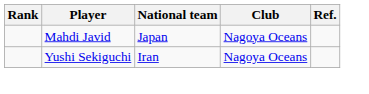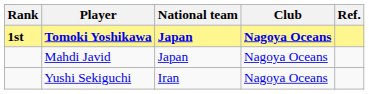+ row: (98, 36)
